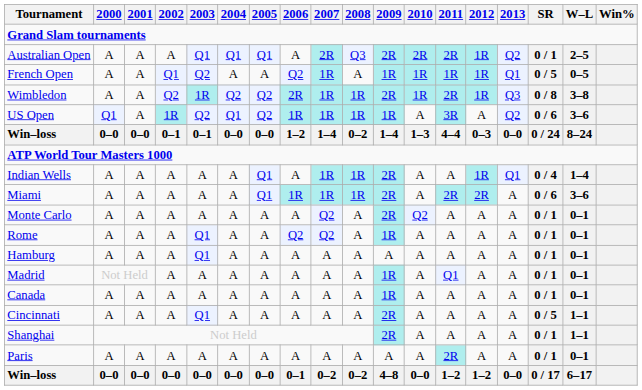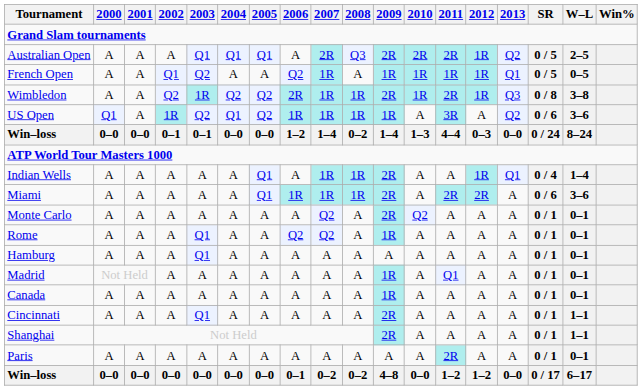(546, 54) 0 / 1 -> (546, 54) 0 / 5
(546, 315) 0 / 5 -> (546, 315) 0 / 1
